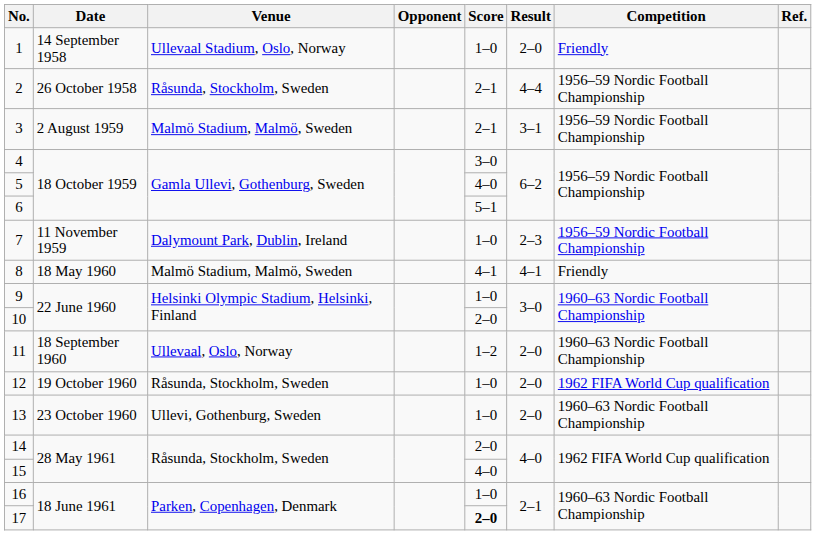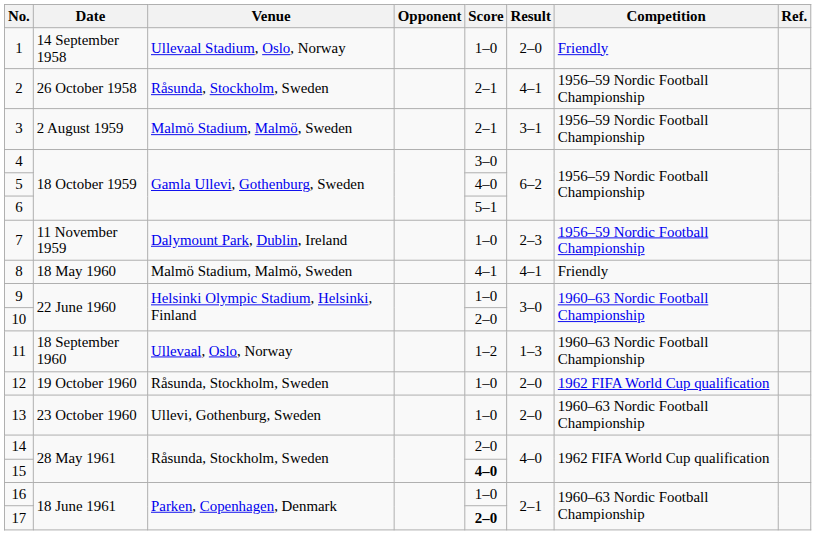(531, 88) 4–4 -> (531, 88) 4–1
(531, 351) 2–0 -> (531, 351) 1–3
(486, 470) normal -> (486, 470) bold
